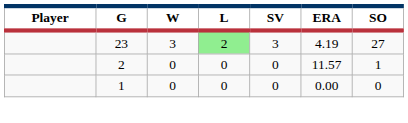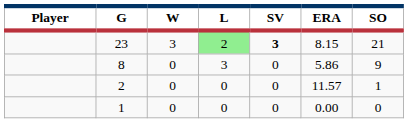(275, 43) normal -> (275, 43) bold
(327, 43) 4.19 -> (327, 43) 8.15
(378, 43) 27 -> (378, 43) 21
+ row: (121, 64)
